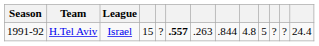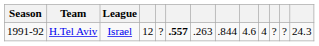(148, 32) 15 -> (148, 32) 12
(249, 32) 4.8 -> (249, 32) 4.6
(264, 32) 5 -> (264, 32) 4
(302, 32) 24.4 -> (302, 32) 24.3
